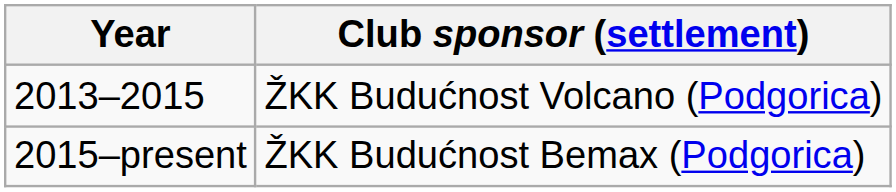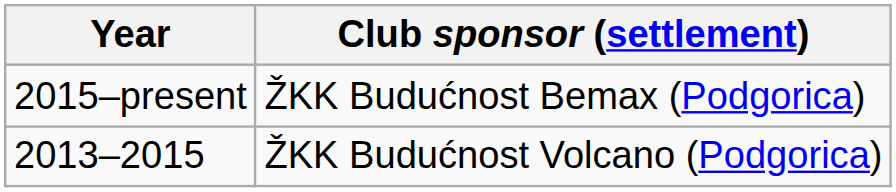rows swapped: (109, 95) <-> (130, 155)
